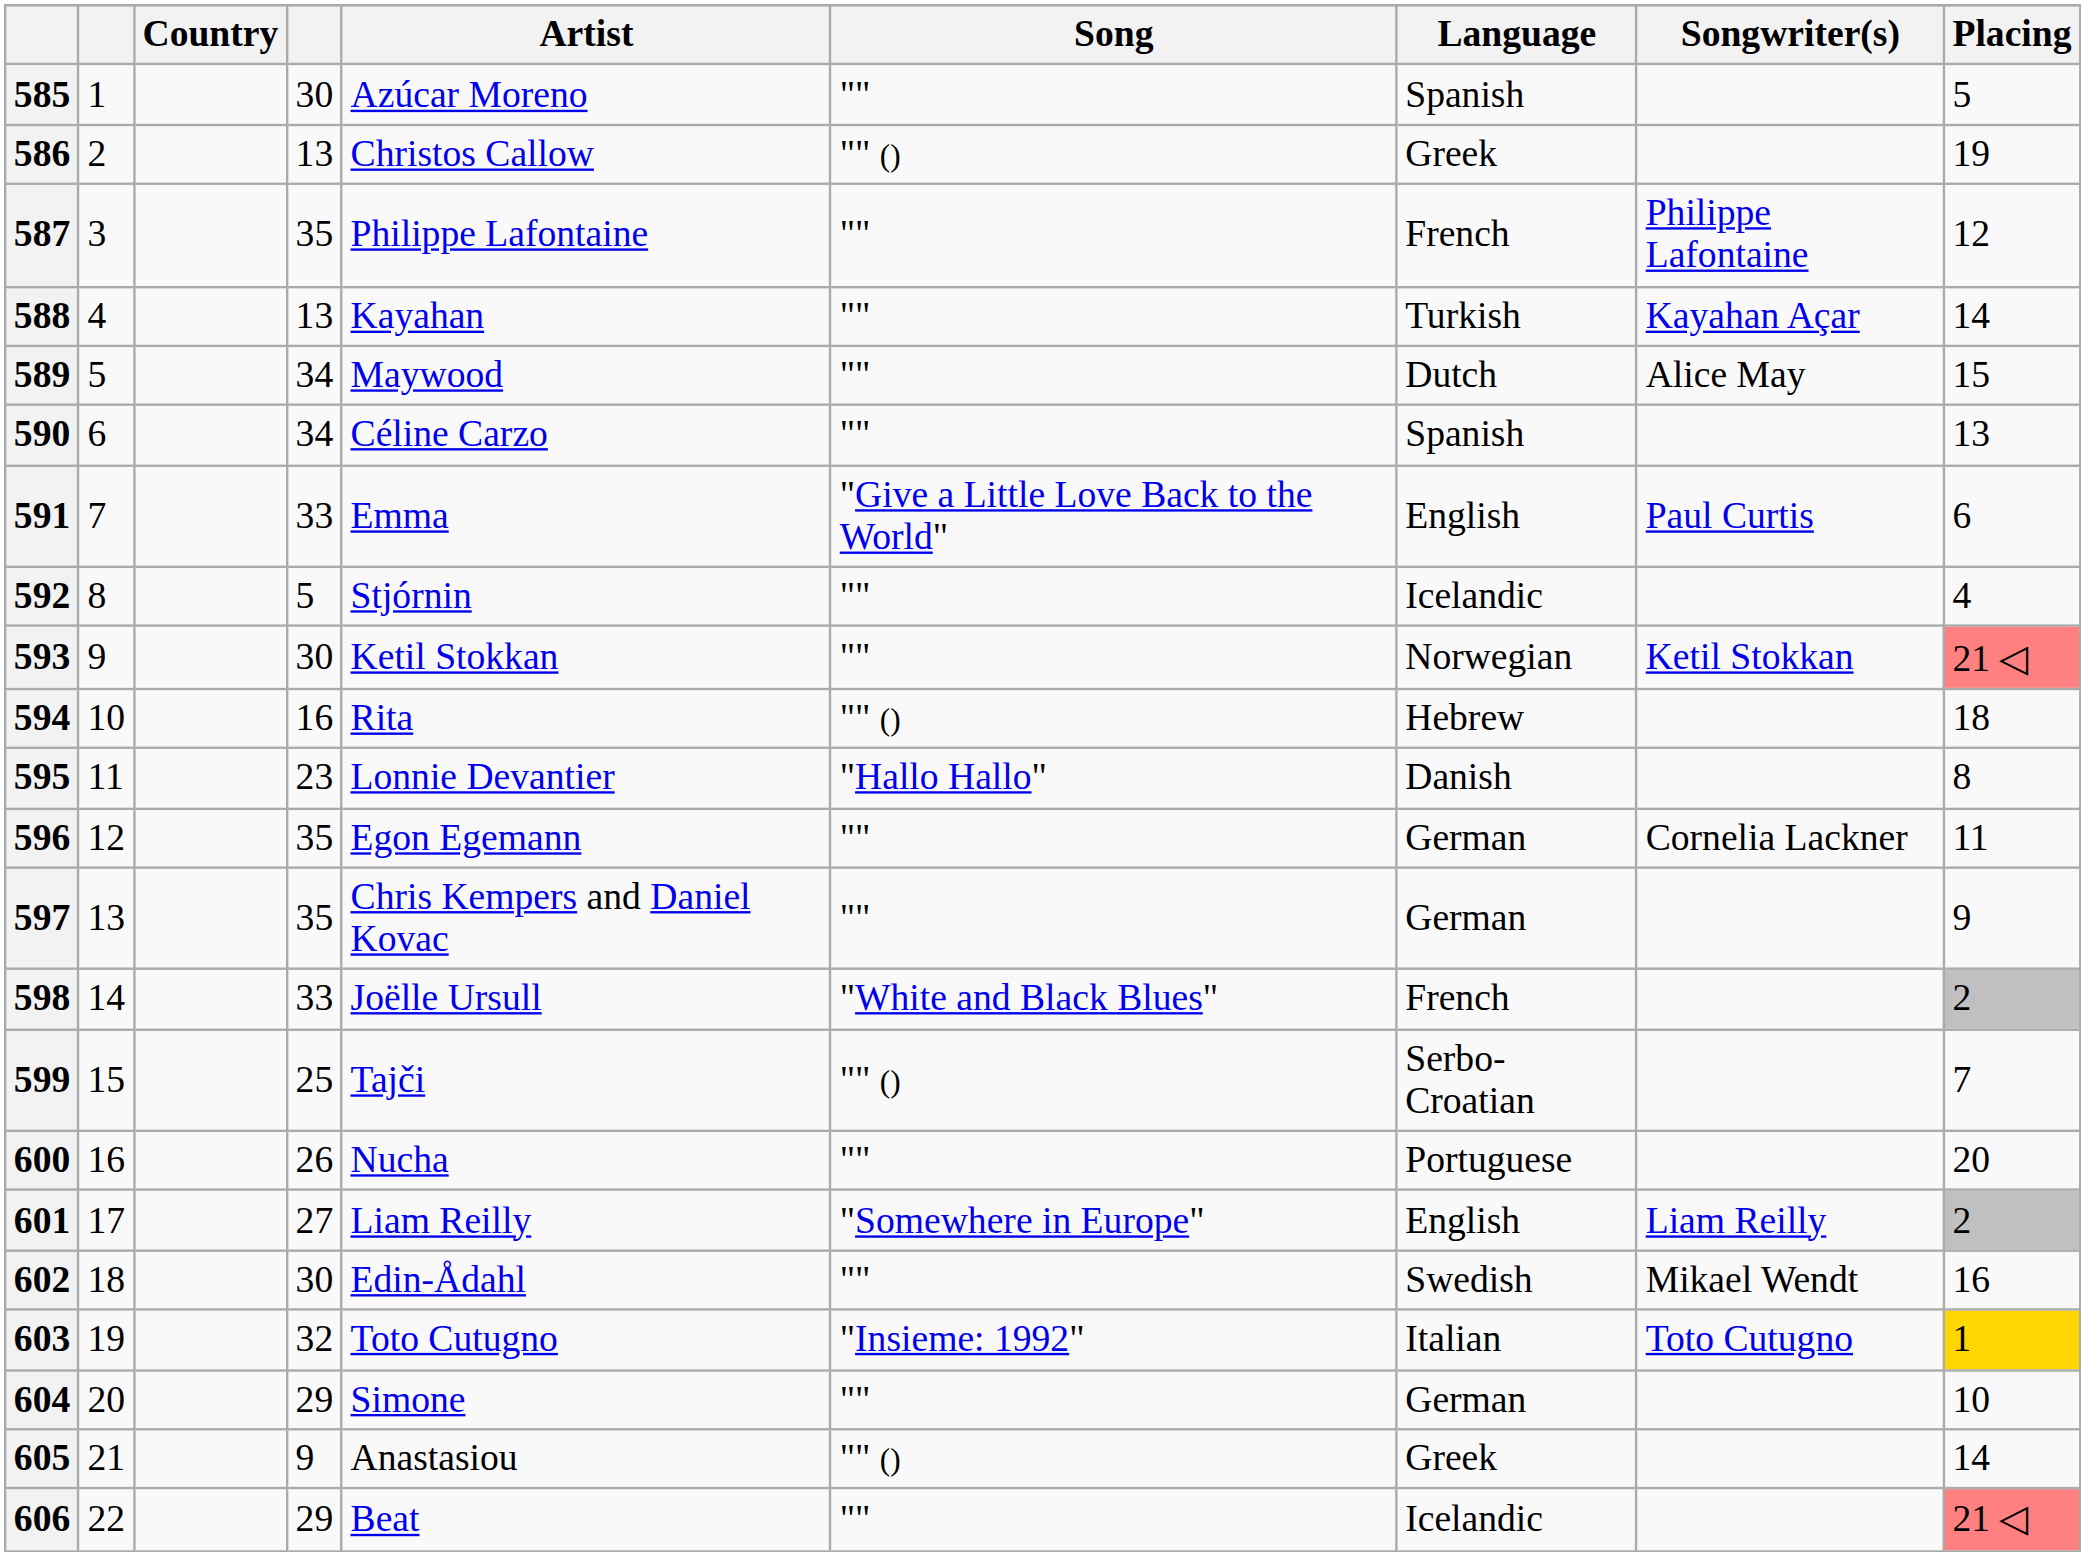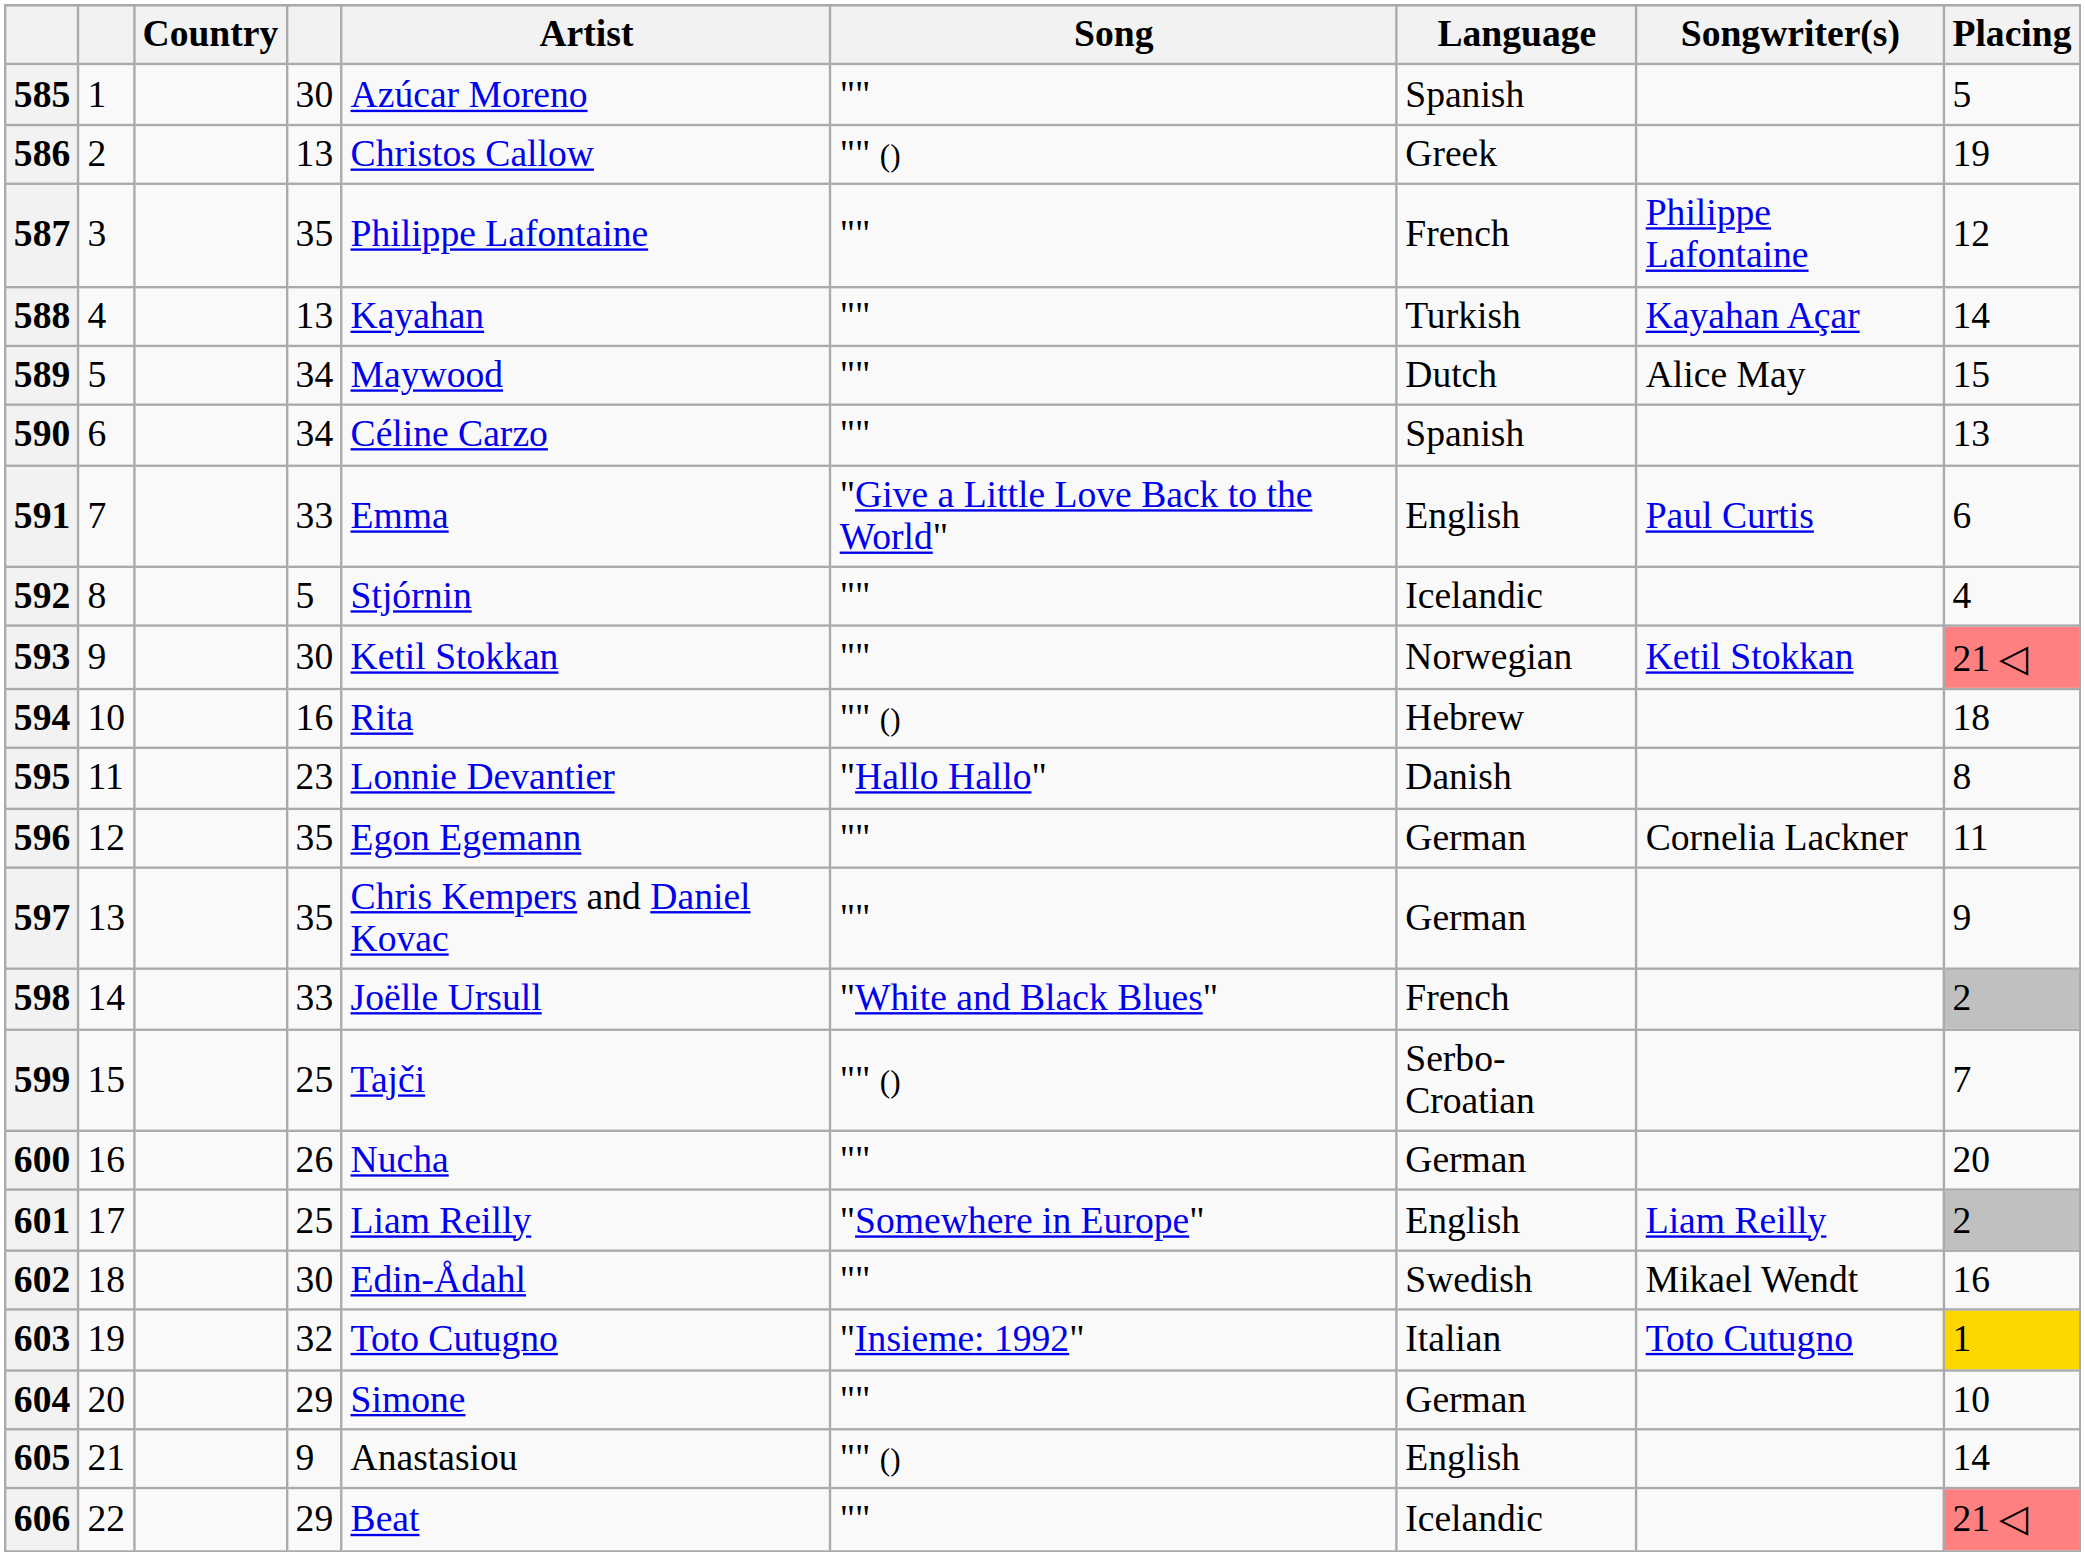(1489, 1159) Portuguese -> (1466, 1159) German
(314, 1219) 27 -> (314, 1219) 25
(1451, 1458) Greek -> (1463, 1458) English
